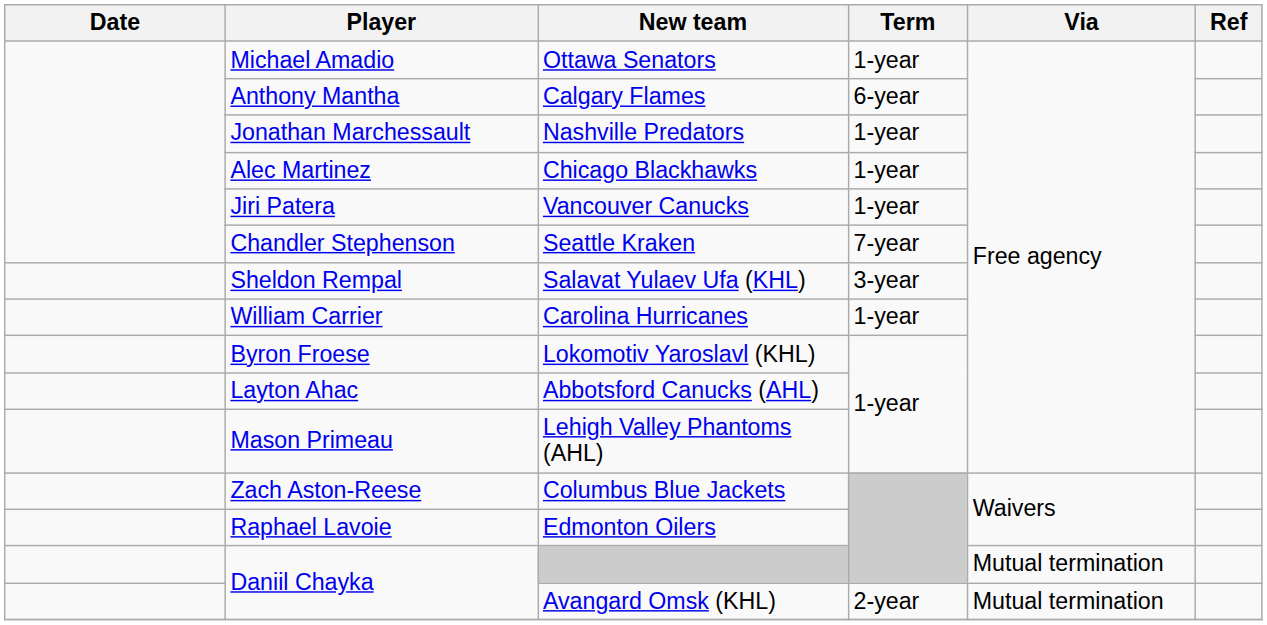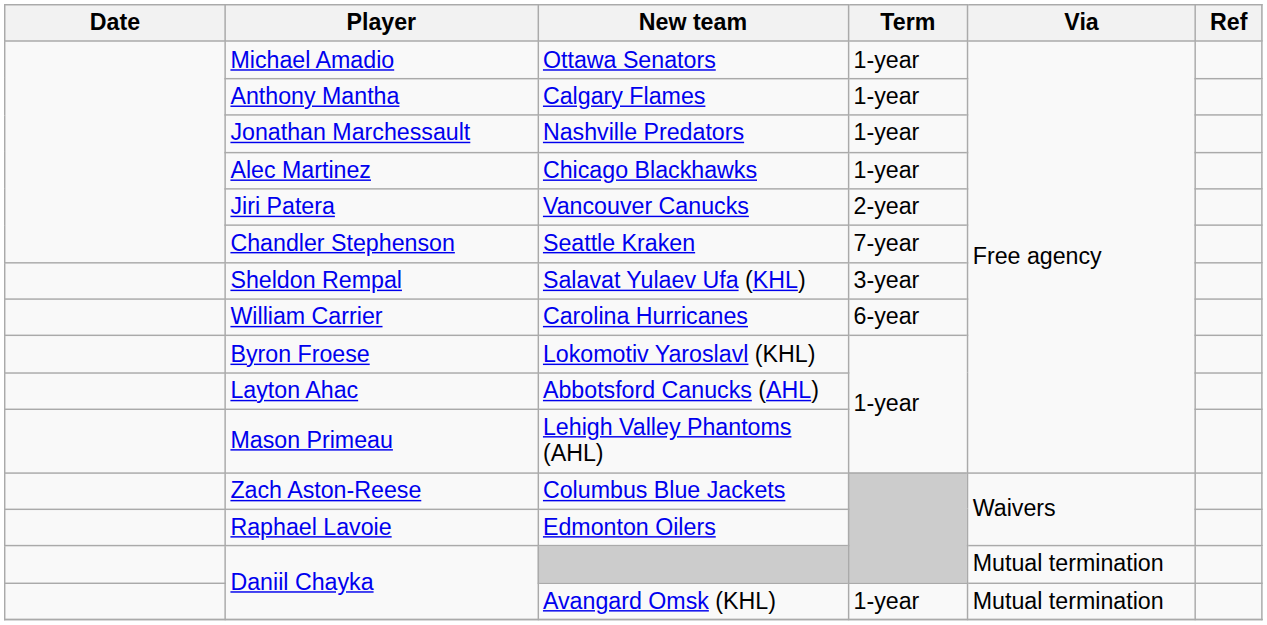(886, 96) 6-year -> (886, 96) 1-year
(886, 206) 1-year -> (886, 206) 2-year
(886, 317) 1-year -> (886, 317) 6-year
(886, 600) 2-year -> (886, 600) 1-year
